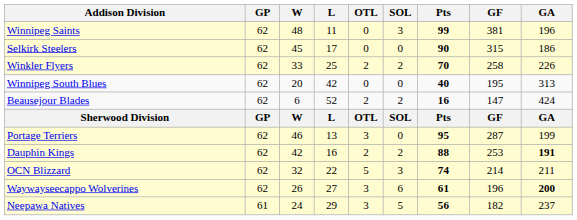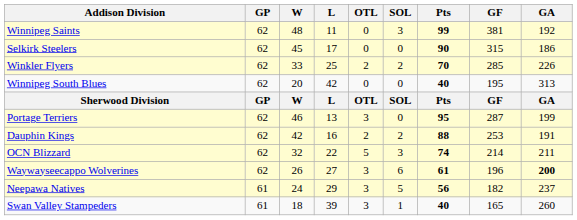(547, 30) 196 -> (547, 30) 192
(495, 65) 258 -> (495, 65) 285
- row: (48, 100)
(547, 153) bold -> (547, 135) normal
+ row: (62, 205)
